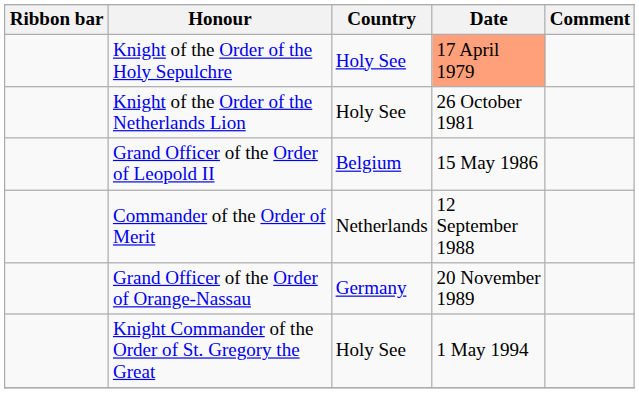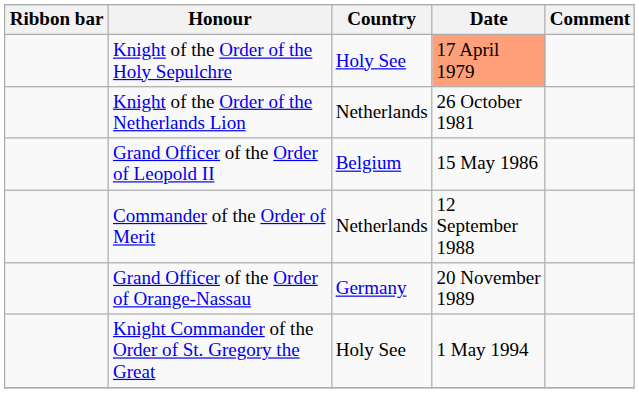(371, 112) Holy See -> (382, 112) Netherlands
